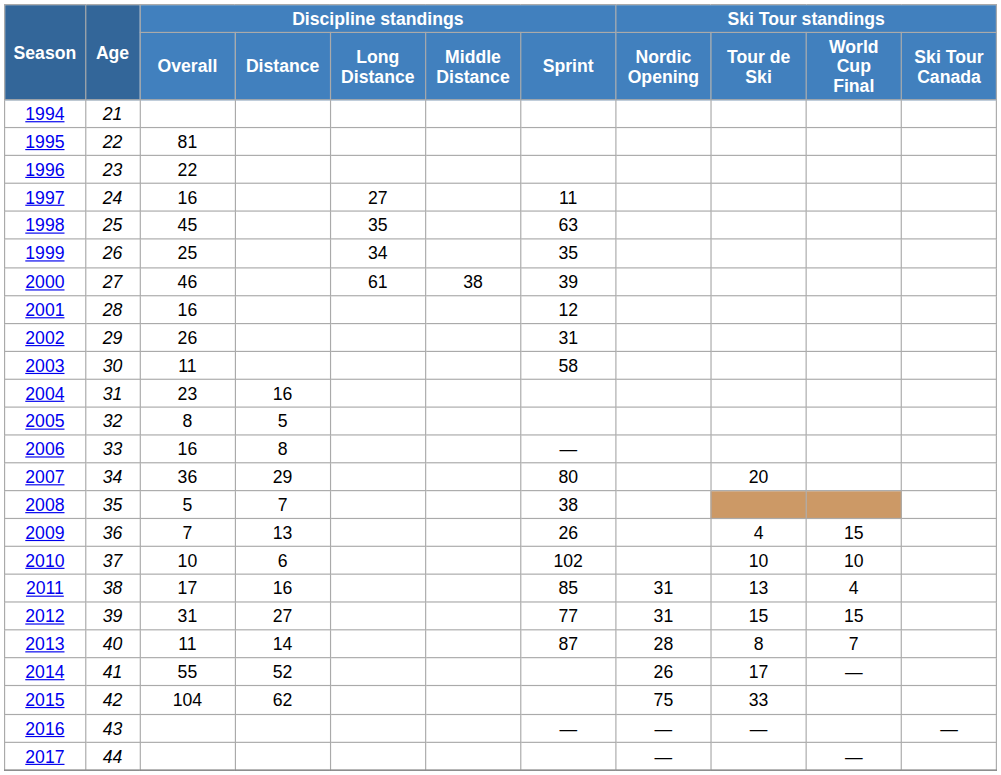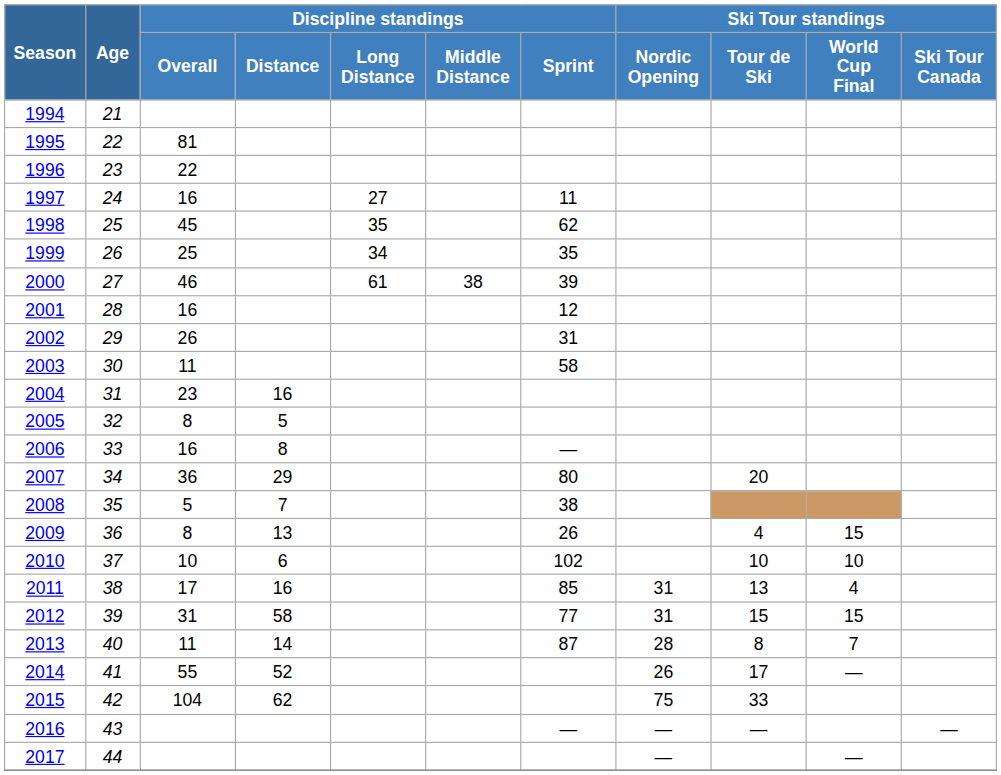(568, 226) 63 -> (568, 226) 62
(187, 533) 7 -> (187, 533) 8
(283, 616) 27 -> (283, 616) 58
